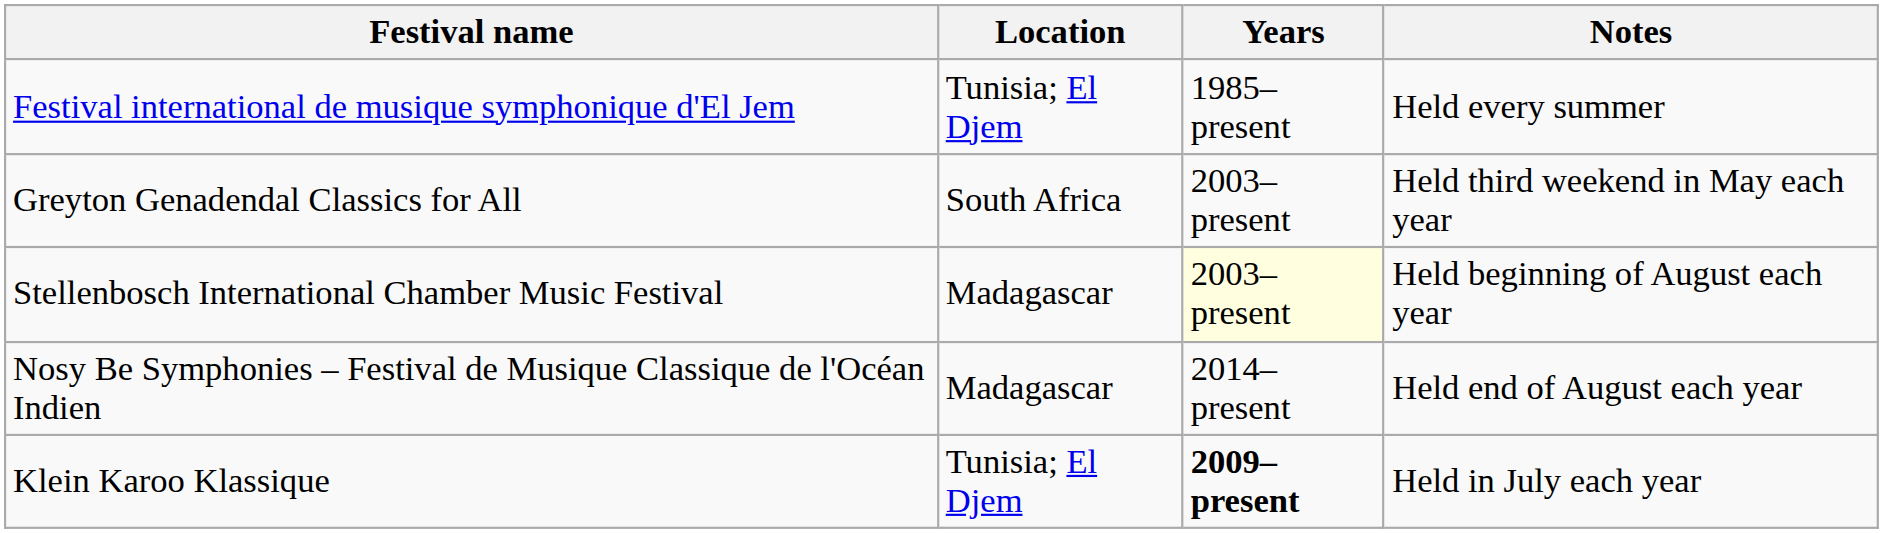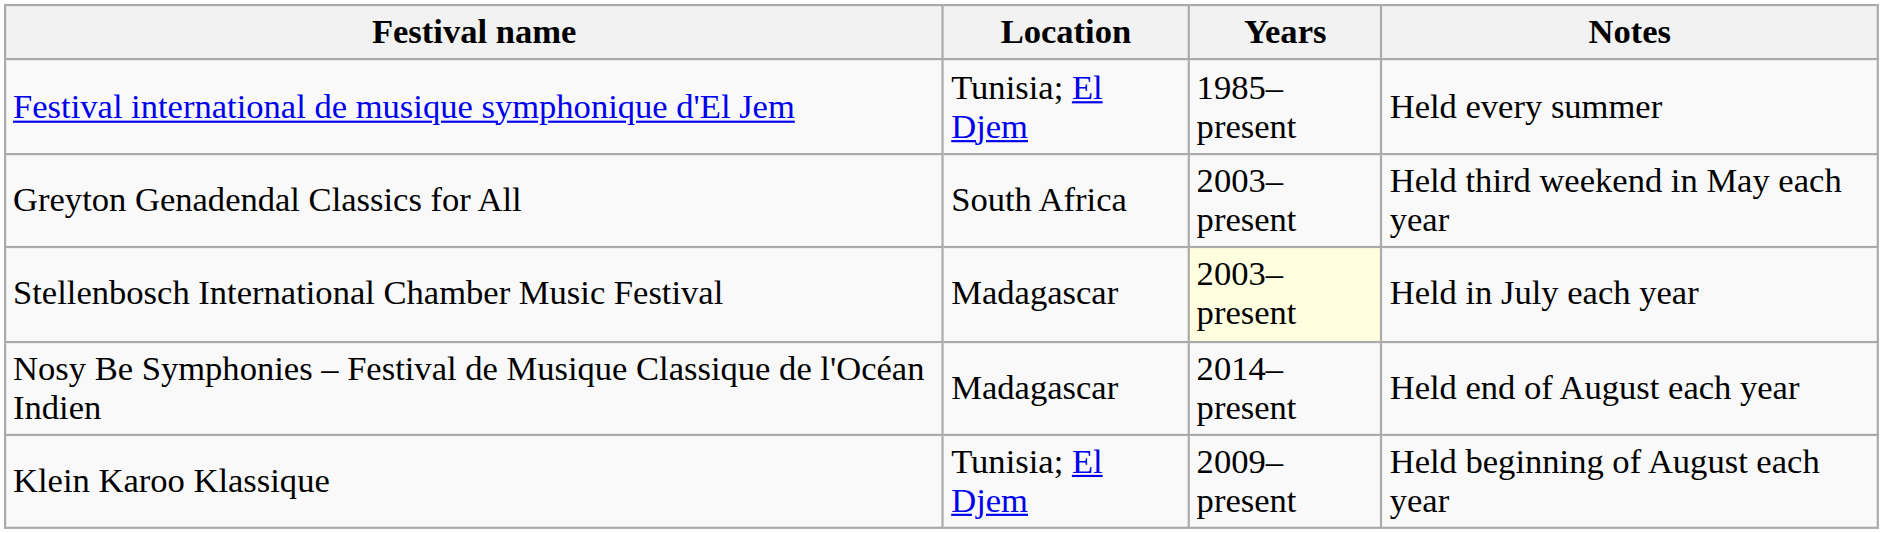(1607, 293) Held beginning of August each year -> (1544, 293) Held in July each year
(1245, 480) bold -> (1247, 480) normal
(1547, 480) Held in July each year -> (1605, 480) Held beginning of August each year
